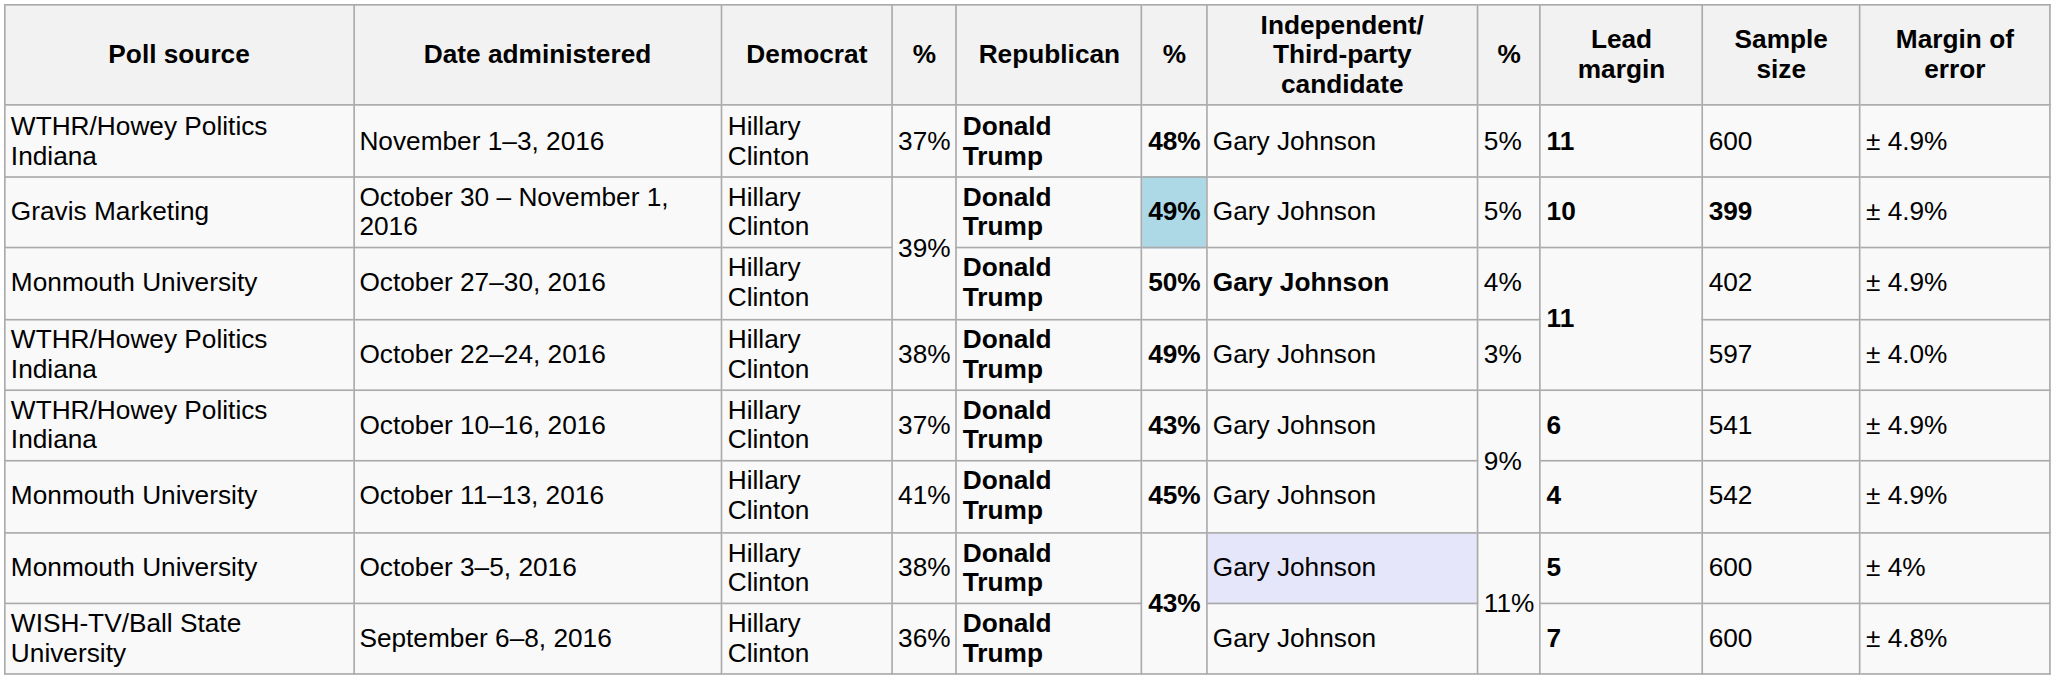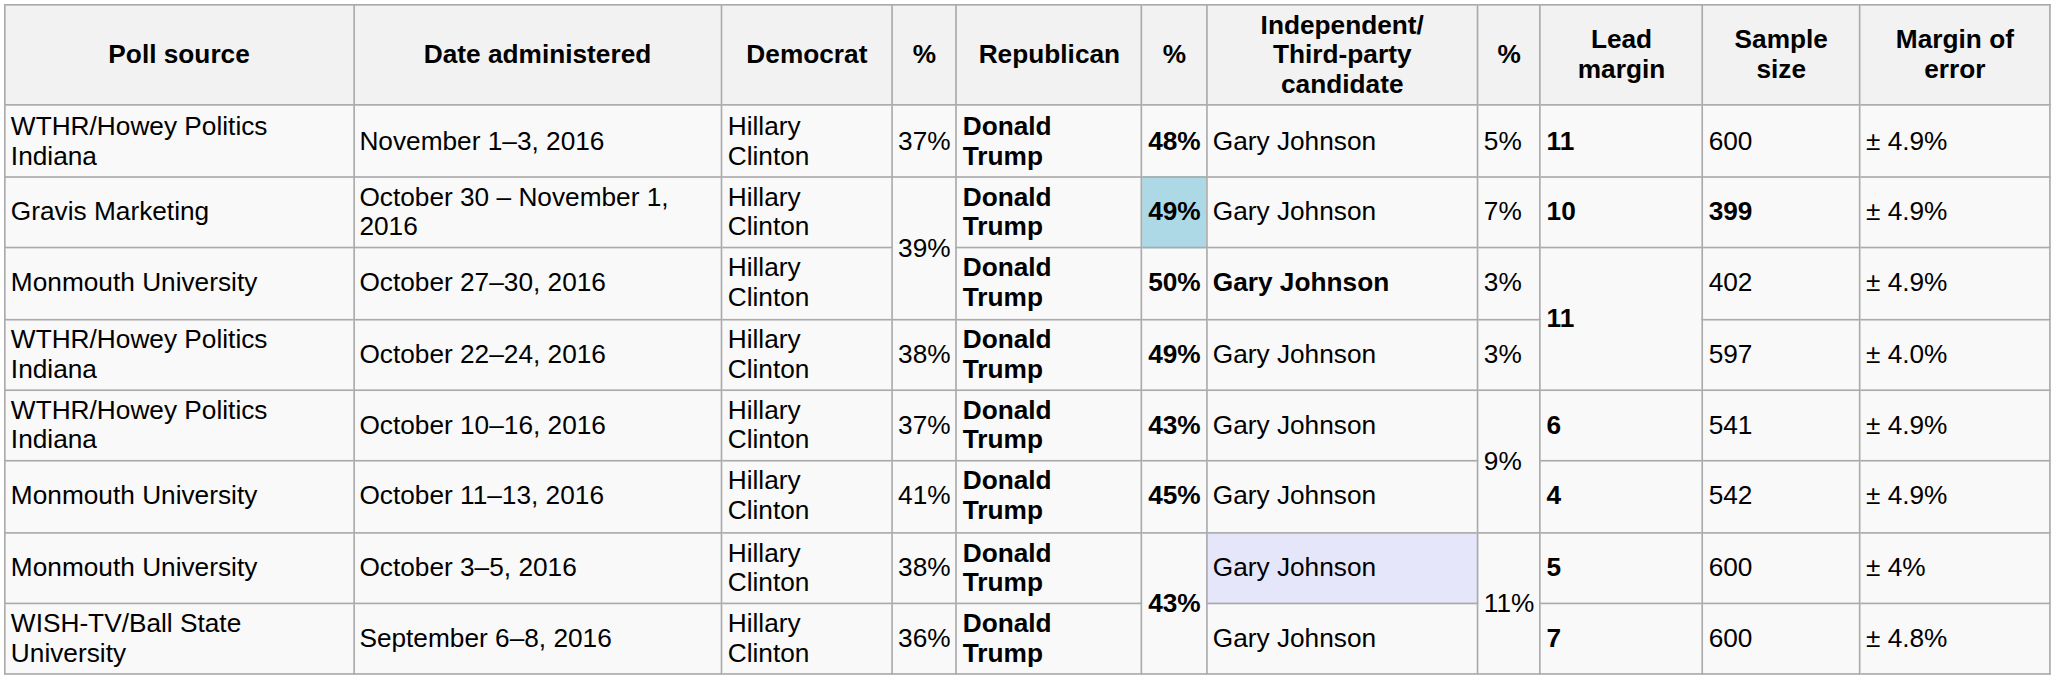(1503, 211) 5% -> (1503, 211) 7%
(1503, 282) 4% -> (1503, 282) 3%
